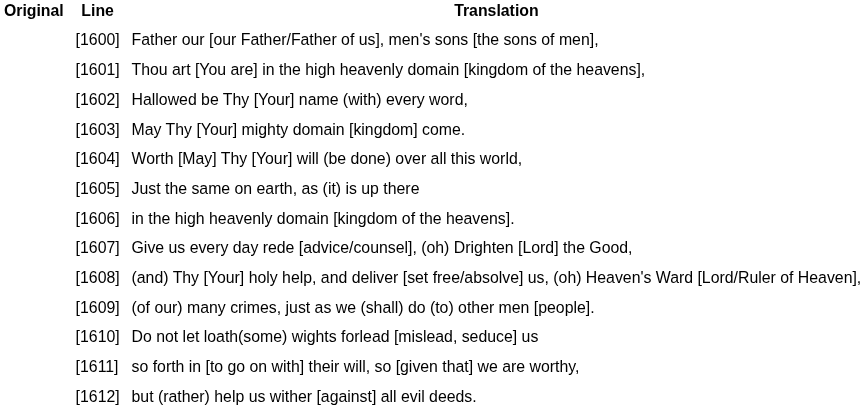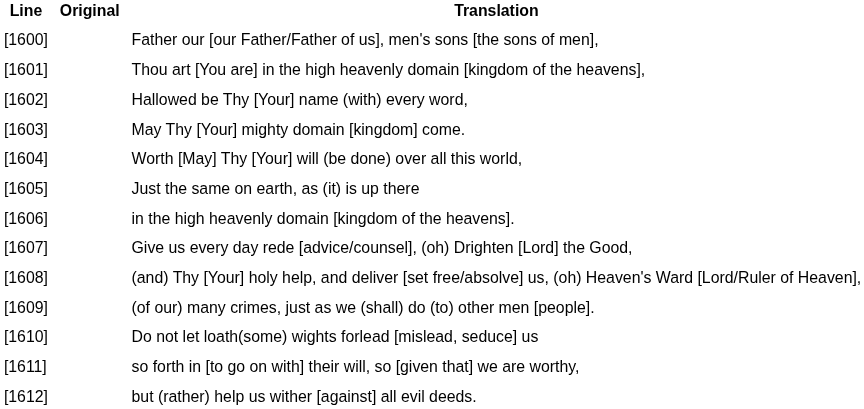columns swapped: (98, 10) <-> (34, 10)
